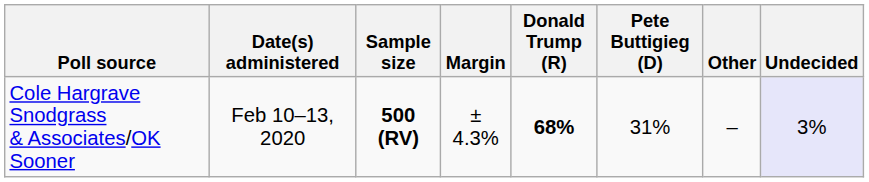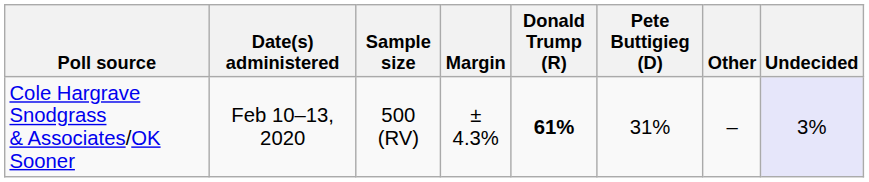(398, 127) bold -> (398, 127) normal
(554, 127) 68% -> (554, 127) 61%
